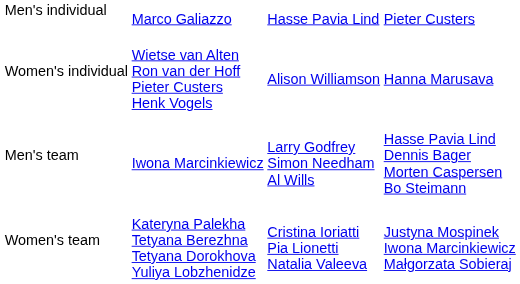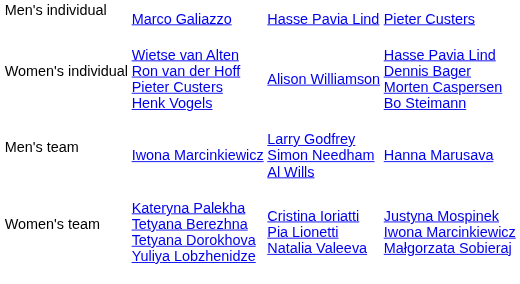(439, 79) Hanna Marusava -> (443, 79) Hasse Pavia Lind Dennis Bager Morten Caspersen Bo Steimann
(443, 163) Hasse Pavia Lind Dennis Bager Morten Caspersen Bo Steimann -> (439, 155) Hanna Marusava
